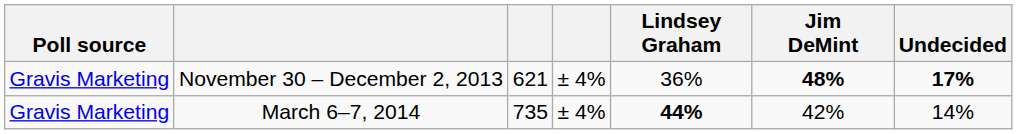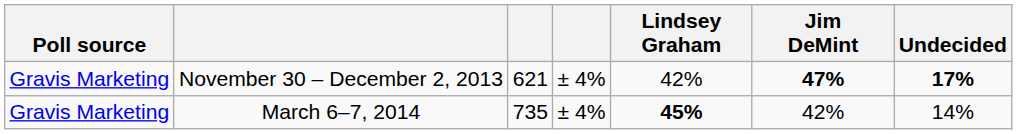(681, 78) 36% -> (681, 78) 42%
(823, 78) 48% -> (823, 78) 47%
(681, 111) 44% -> (681, 111) 45%
